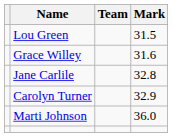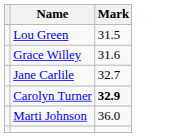- column: (113, 14)
(145, 75) 32.8 -> (109, 75) 32.7
(145, 95) normal -> (109, 95) bold
